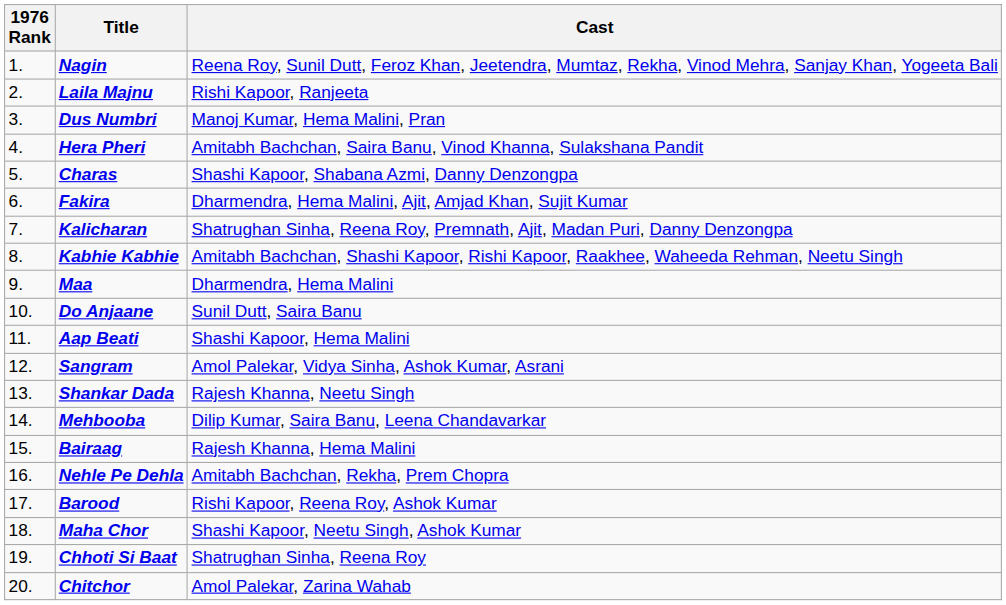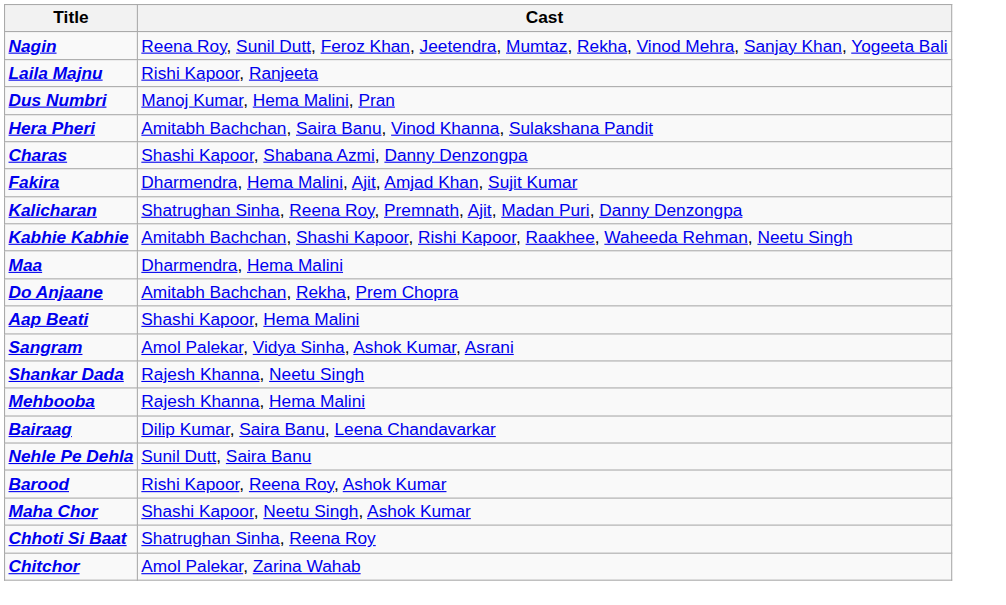- column: (30, 27)
(277, 311) Sunil Dutt, Saira Banu -> (300, 292) Amitabh Bachchan, Rekha, Prem Chopra
(369, 421) Dilip Kumar, Saira Banu, Leena Chandavarkar -> (253, 401) Rajesh Khanna, Hema Malini
(303, 448) Rajesh Khanna, Hema Malini -> (319, 429) Dilip Kumar, Saira Banu, Leena Chandavarkar
(350, 476) Amitabh Bachchan, Rekha, Prem Chopra -> (226, 456) Sunil Dutt, Saira Banu
